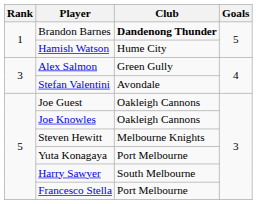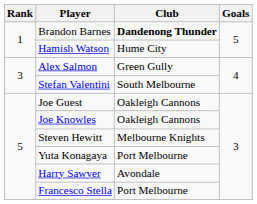(138, 84) Avondale -> (156, 84) South Melbourne
(156, 173) South Melbourne -> (138, 173) Avondale
